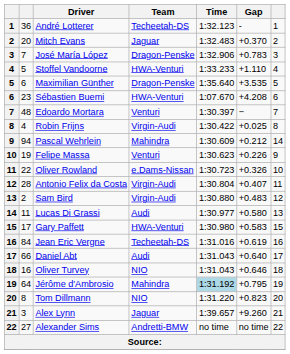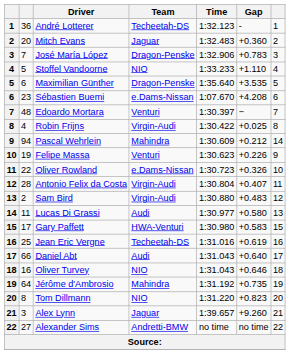(253, 40) +0.370 -> (253, 40) +0.360
(157, 69) HWA-Venturi -> (139, 69) NIO
(157, 97) HWA-Venturi -> (162, 97) e.Dams-Nissan
(26, 241) 84 -> (26, 241) 25
(217, 284) lightblue background -> (217, 284) no background
(253, 284) +0.795 -> (253, 284) +0.735
